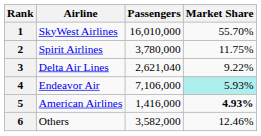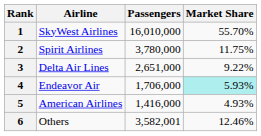(158, 67) 2,621,040 -> (158, 67) 2,651,000
(158, 85) 7,106,000 -> (158, 85) 1,706,000
(238, 103) bold -> (239, 103) normal
(158, 121) 3,582,000 -> (158, 121) 3,582,001
